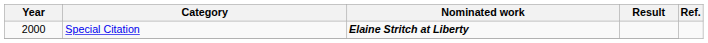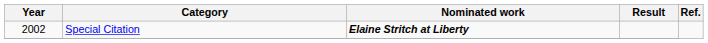(34, 30) 2000 -> (34, 30) 2002
